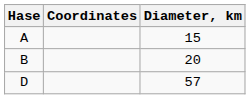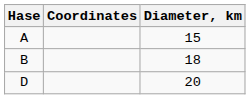(193, 60) 20 -> (193, 60) 18
(193, 82) 57 -> (193, 82) 20
